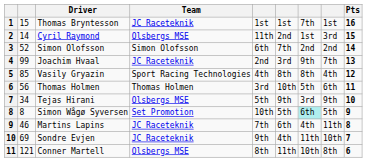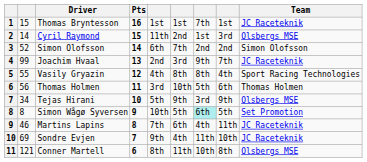columns swapped: (191, 11) <-> (353, 11)
(24, 75) 85 -> (24, 75) 55
